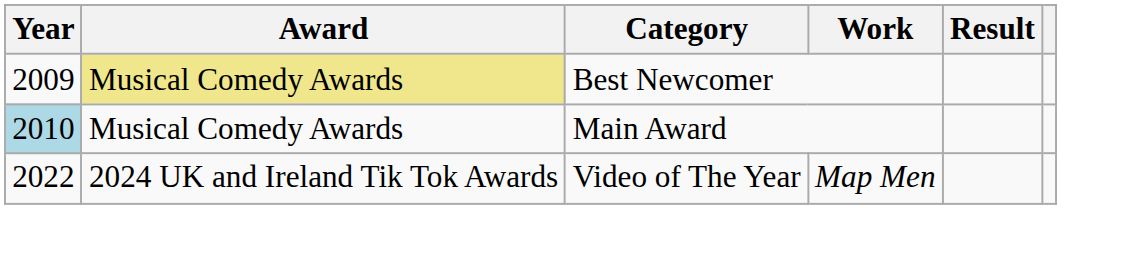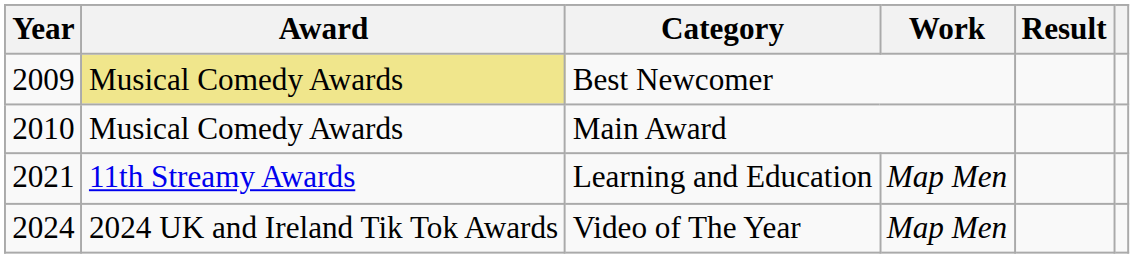(43, 128) lightblue background -> (43, 128) no background
+ row: (723, 177)
(43, 177) 2022 -> (43, 227) 2024
